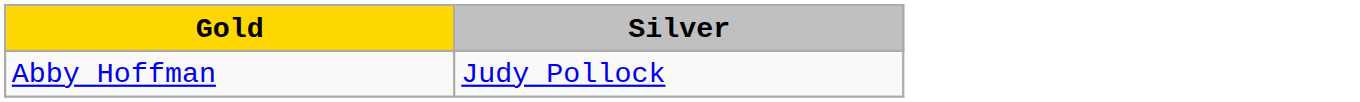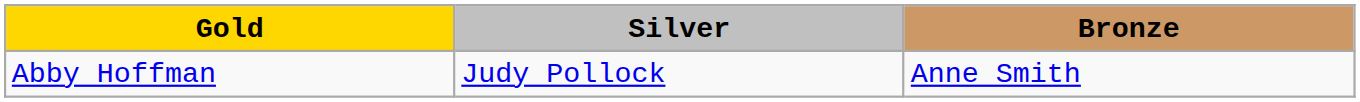+ column: (1129, 28)
